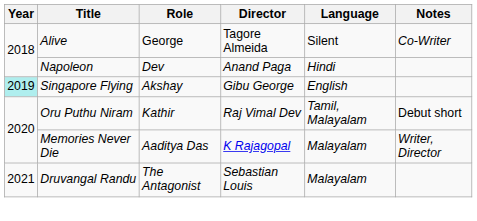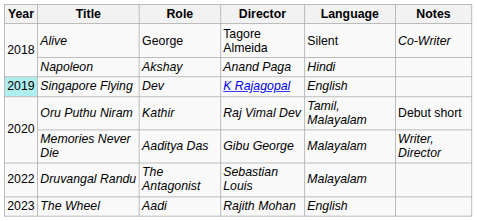(153, 67) Dev -> (162, 67) Akshay
(162, 86) Akshay -> (153, 86) Dev
(258, 86) Gibu George -> (257, 86) K Rajagopal
(257, 146) K Rajagopal -> (258, 146) Gibu George
(21, 180) 2021 -> (21, 180) 2022
+ row: (70, 206)
